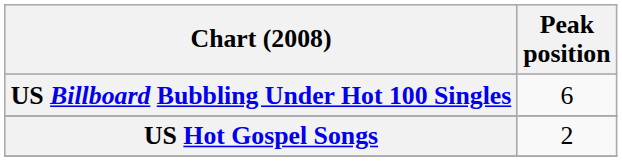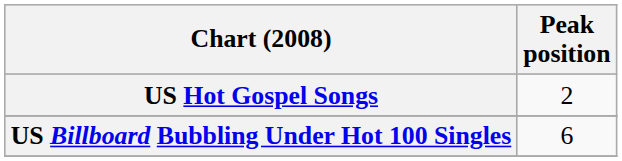rows swapped: (261, 94) <-> (261, 135)
